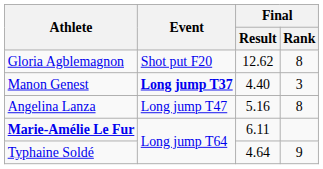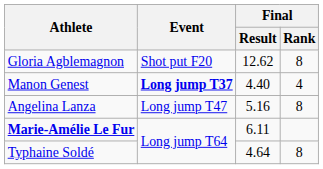(299, 84) 3 -> (299, 84) 4
(299, 152) 9 -> (299, 152) 8
